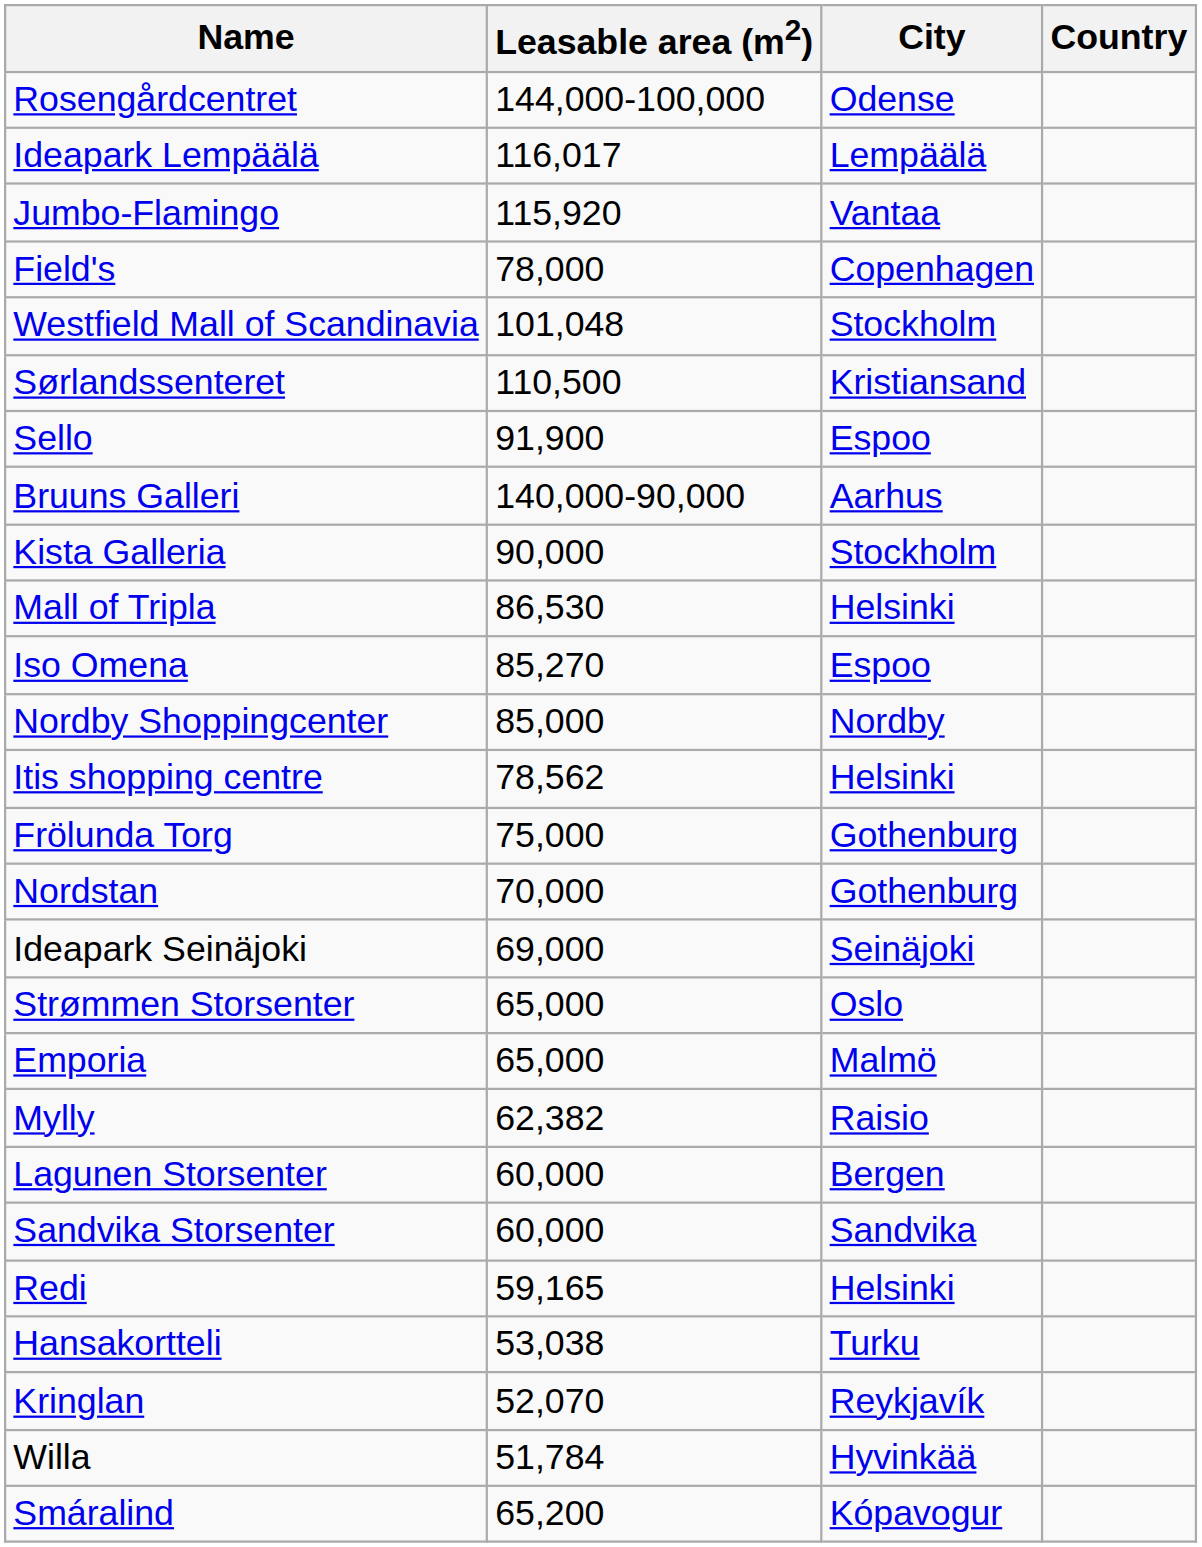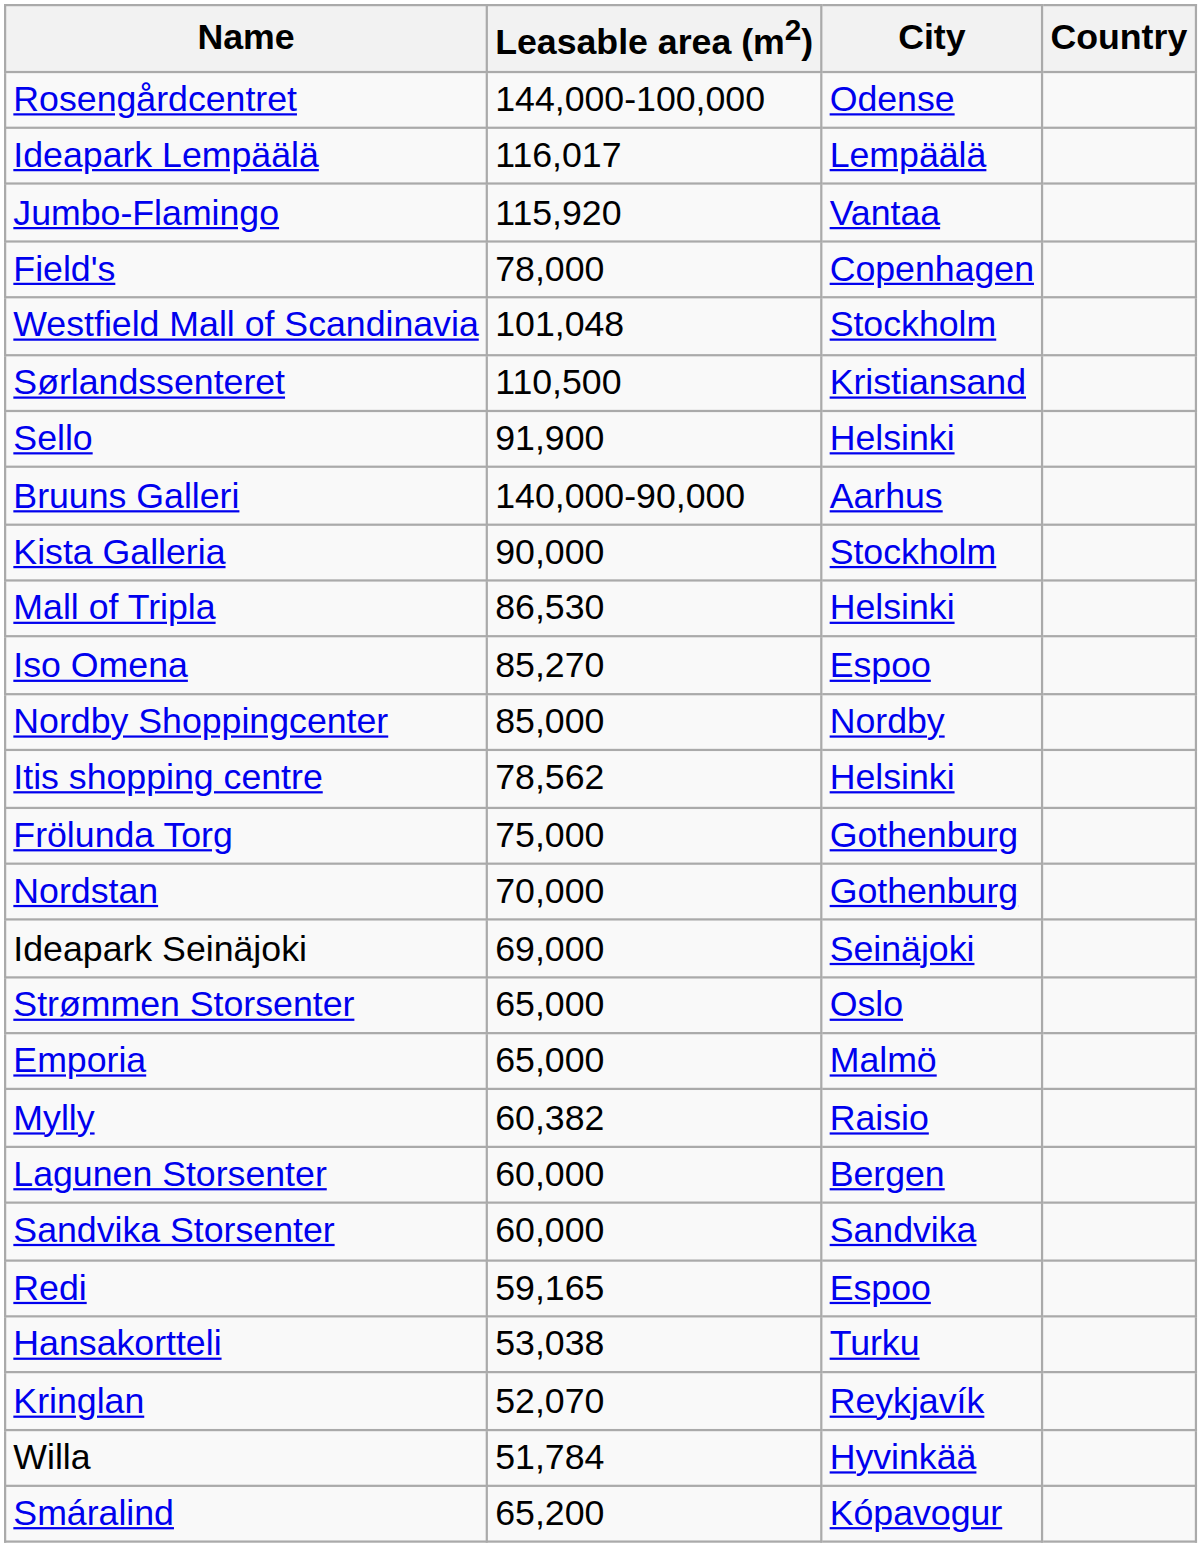(880, 438) Espoo -> (892, 438) Helsinki
(550, 1117) 62,382 -> (550, 1117) 60,382
(892, 1287) Helsinki -> (880, 1287) Espoo
